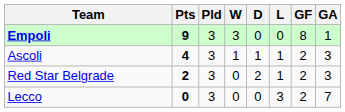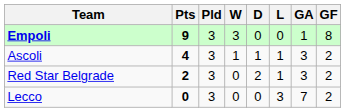columns swapped: (303, 14) <-> (328, 14)
